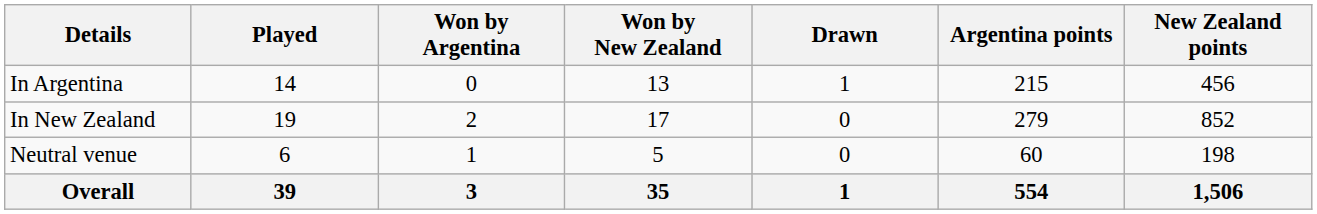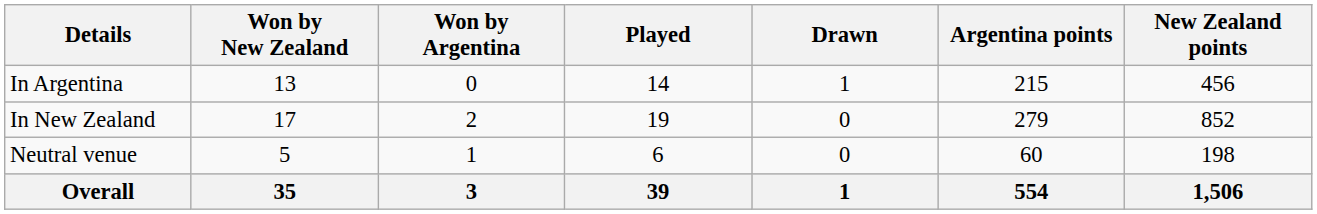columns swapped: (285, 35) <-> (658, 35)
